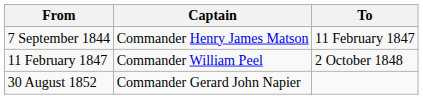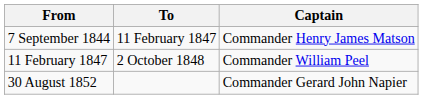columns swapped: (365, 15) <-> (213, 15)
